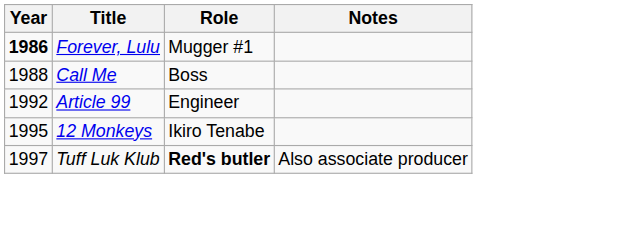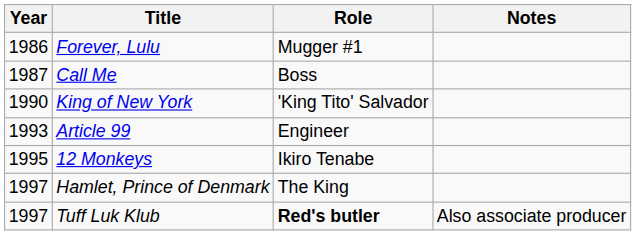(28, 46) bold -> (28, 46) normal
(28, 74) 1988 -> (28, 74) 1987
+ row: (124, 103)
(28, 103) 1992 -> (28, 131) 1993
+ row: (163, 187)
